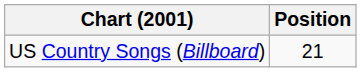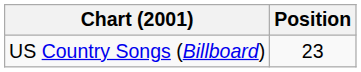(313, 50) 21 -> (313, 50) 23
